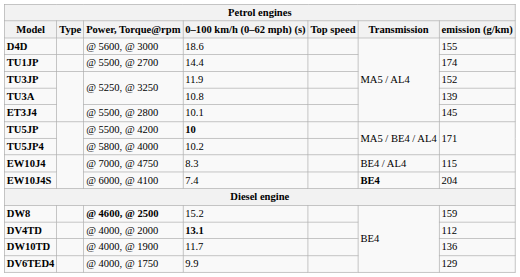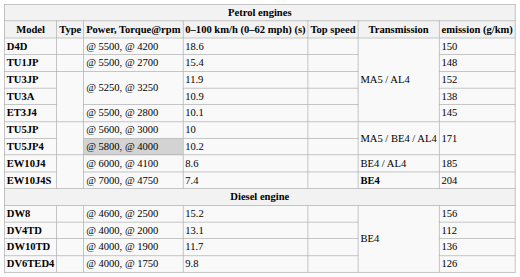(122, 46) @ 5600, @ 3000 -> (122, 46) @ 5500, @ 4200
(449, 46) 155 -> (449, 46) 150
(195, 63) 14.4 -> (195, 63) 15.4
(449, 63) 174 -> (449, 63) 148
(195, 96) 10.8 -> (195, 96) 10.9
(449, 96) 139 -> (449, 96) 138
(122, 130) @ 5500, @ 4200 -> (122, 130) @ 5600, @ 3000
(191, 130) bold -> (191, 130) normal
(122, 146) no background -> (122, 146) lightgrey background
(122, 163) @ 7000, @ 4750 -> (122, 163) @ 6000, @ 4100
(192, 163) 8.3 -> (192, 163) 8.6
(449, 163) 115 -> (449, 163) 185
(122, 180) @ 6000, @ 4100 -> (122, 180) @ 7000, @ 4750
(122, 213) bold -> (122, 213) normal
(449, 213) 159 -> (449, 213) 156
(195, 230) bold -> (195, 230) normal
(192, 264) 9.9 -> (192, 264) 9.8
(449, 264) 129 -> (449, 264) 126
